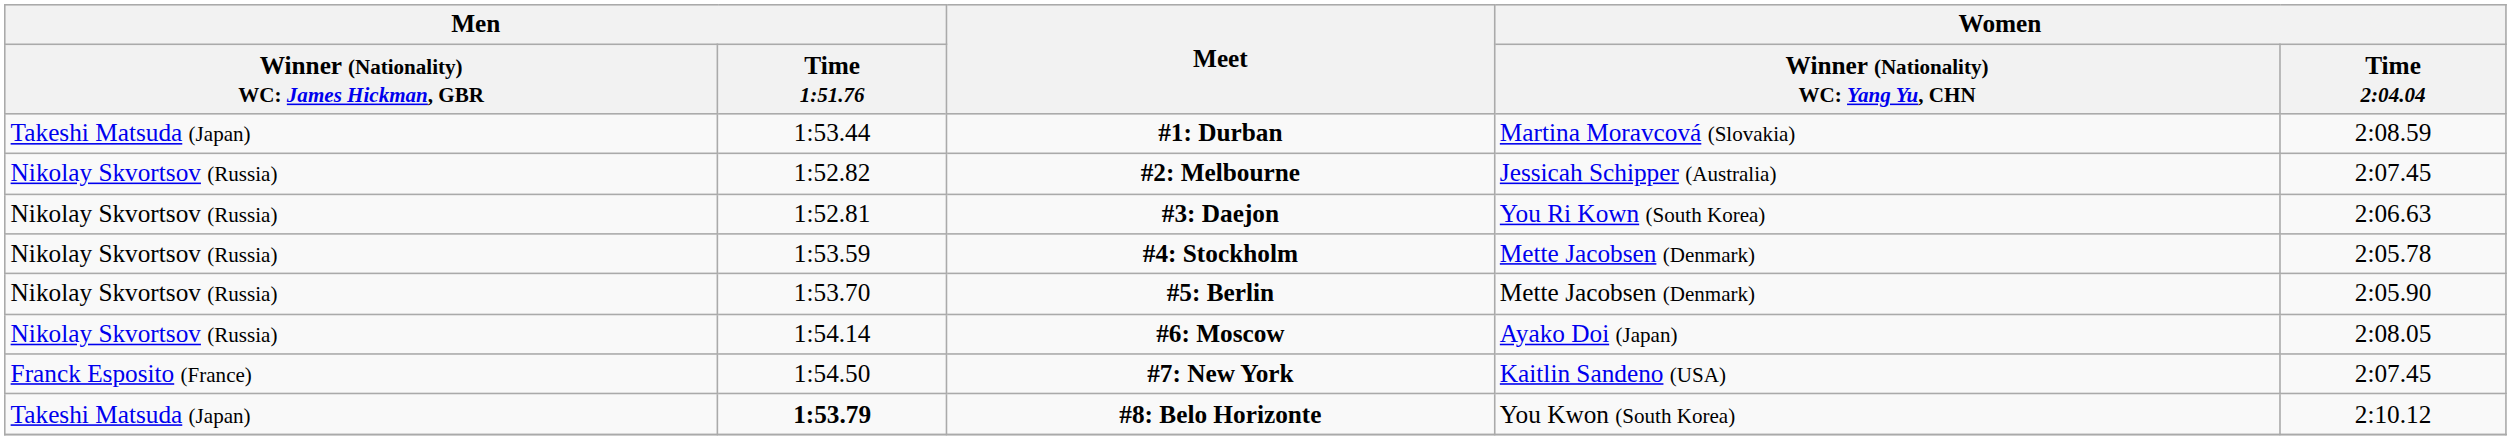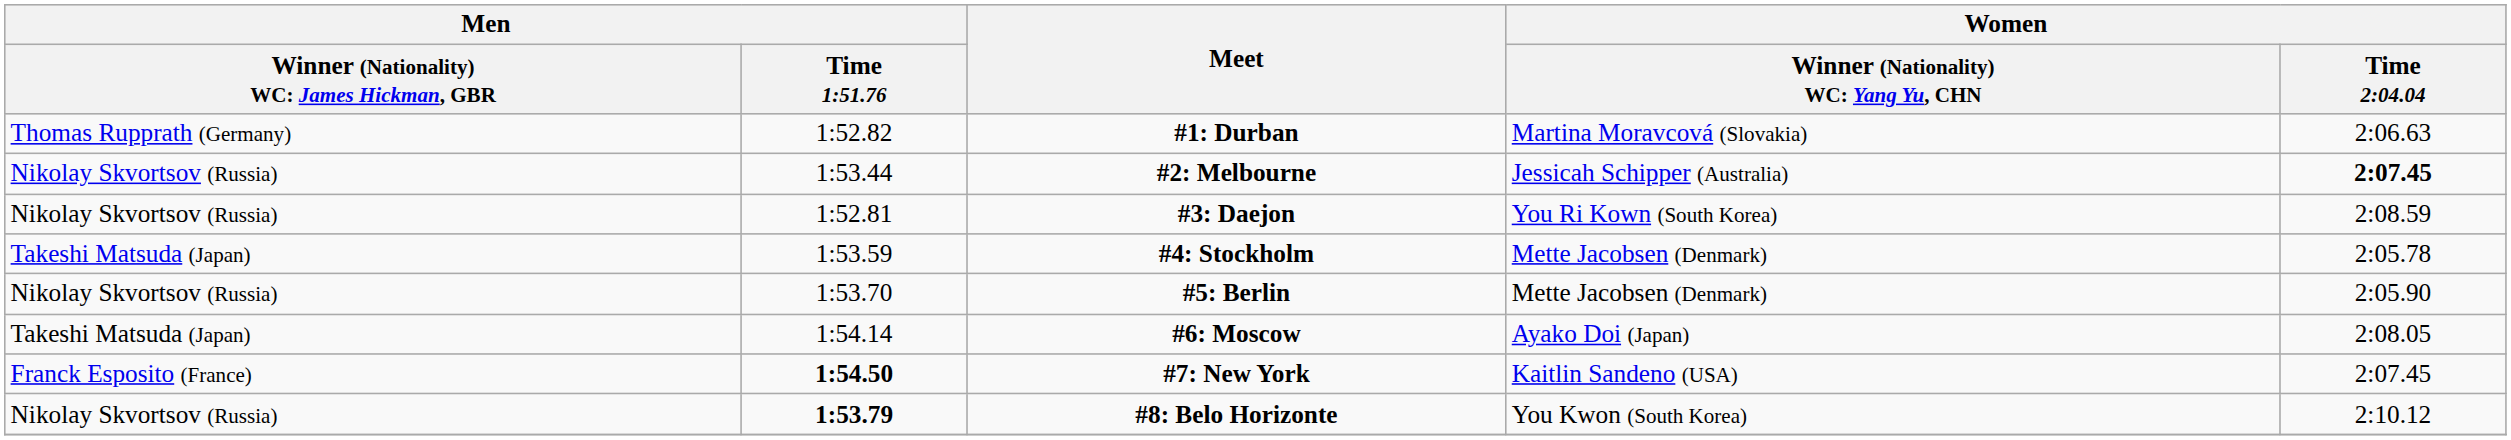(131, 133) Takeshi Matsuda (Japan) -> (151, 133) Thomas Rupprath (Germany)
(832, 133) 1:53.44 -> (854, 133) 1:52.82
(2393, 133) 2:08.59 -> (2393, 133) 2:06.63
(832, 173) 1:52.82 -> (854, 173) 1:53.44
(2393, 173) normal -> (2393, 173) bold
(2393, 213) 2:06.63 -> (2393, 213) 2:08.59
(144, 253) Nikolay Skvortsov (Russia) -> (131, 253) Takeshi Matsuda (Japan)
(144, 333) Nikolay Skvortsov (Russia) -> (131, 333) Takeshi Matsuda (Japan)
(832, 373) normal -> (854, 373) bold
(131, 413) Takeshi Matsuda (Japan) -> (144, 413) Nikolay Skvortsov (Russia)
